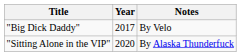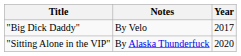columns swapped: (125, 12) <-> (187, 12)
